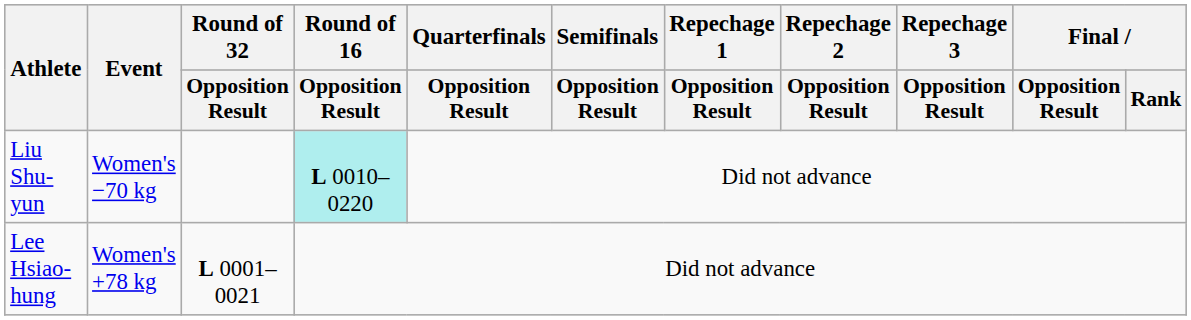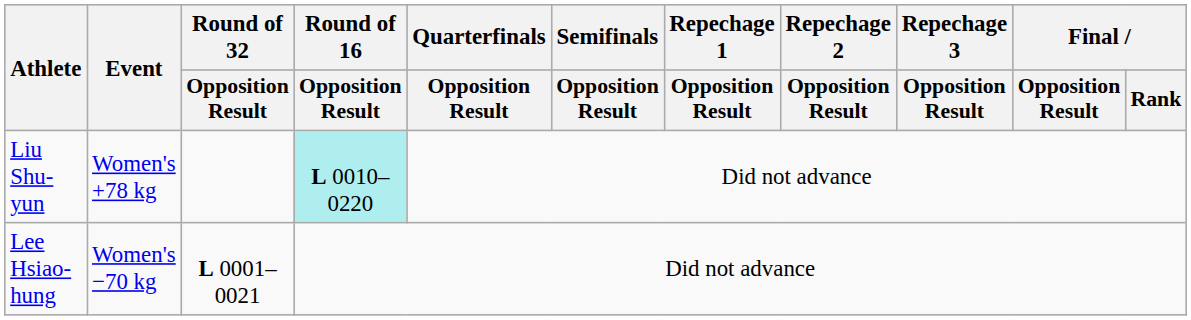(134, 176) Women's −70 kg -> (134, 176) Women's +78 kg
(134, 268) Women's +78 kg -> (134, 268) Women's −70 kg
